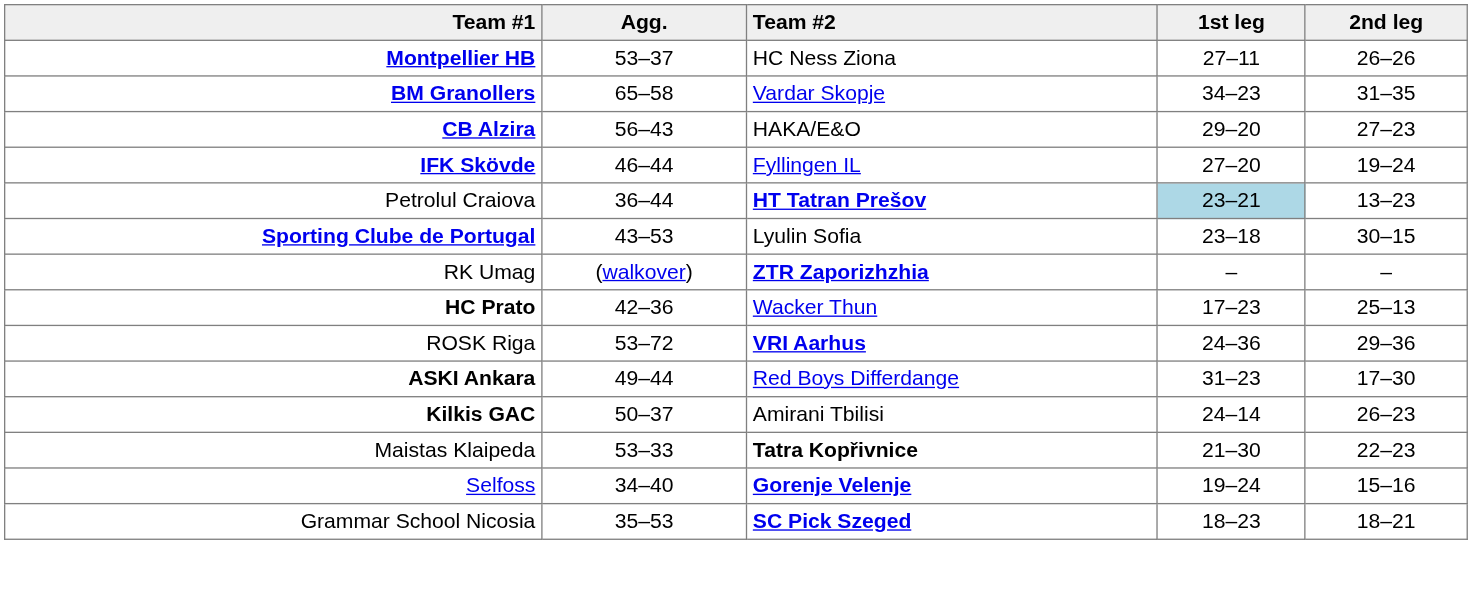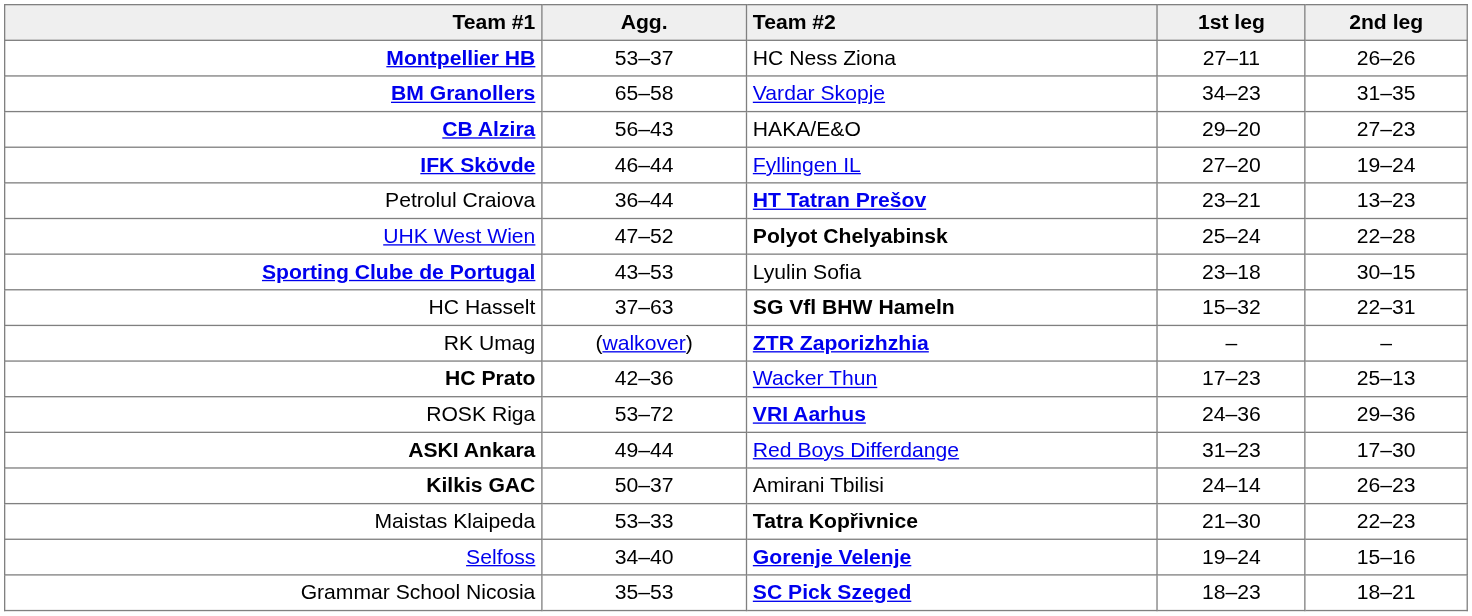(1231, 200) lightblue background -> (1231, 200) no background
+ row: (459, 236)
+ row: (482, 307)
